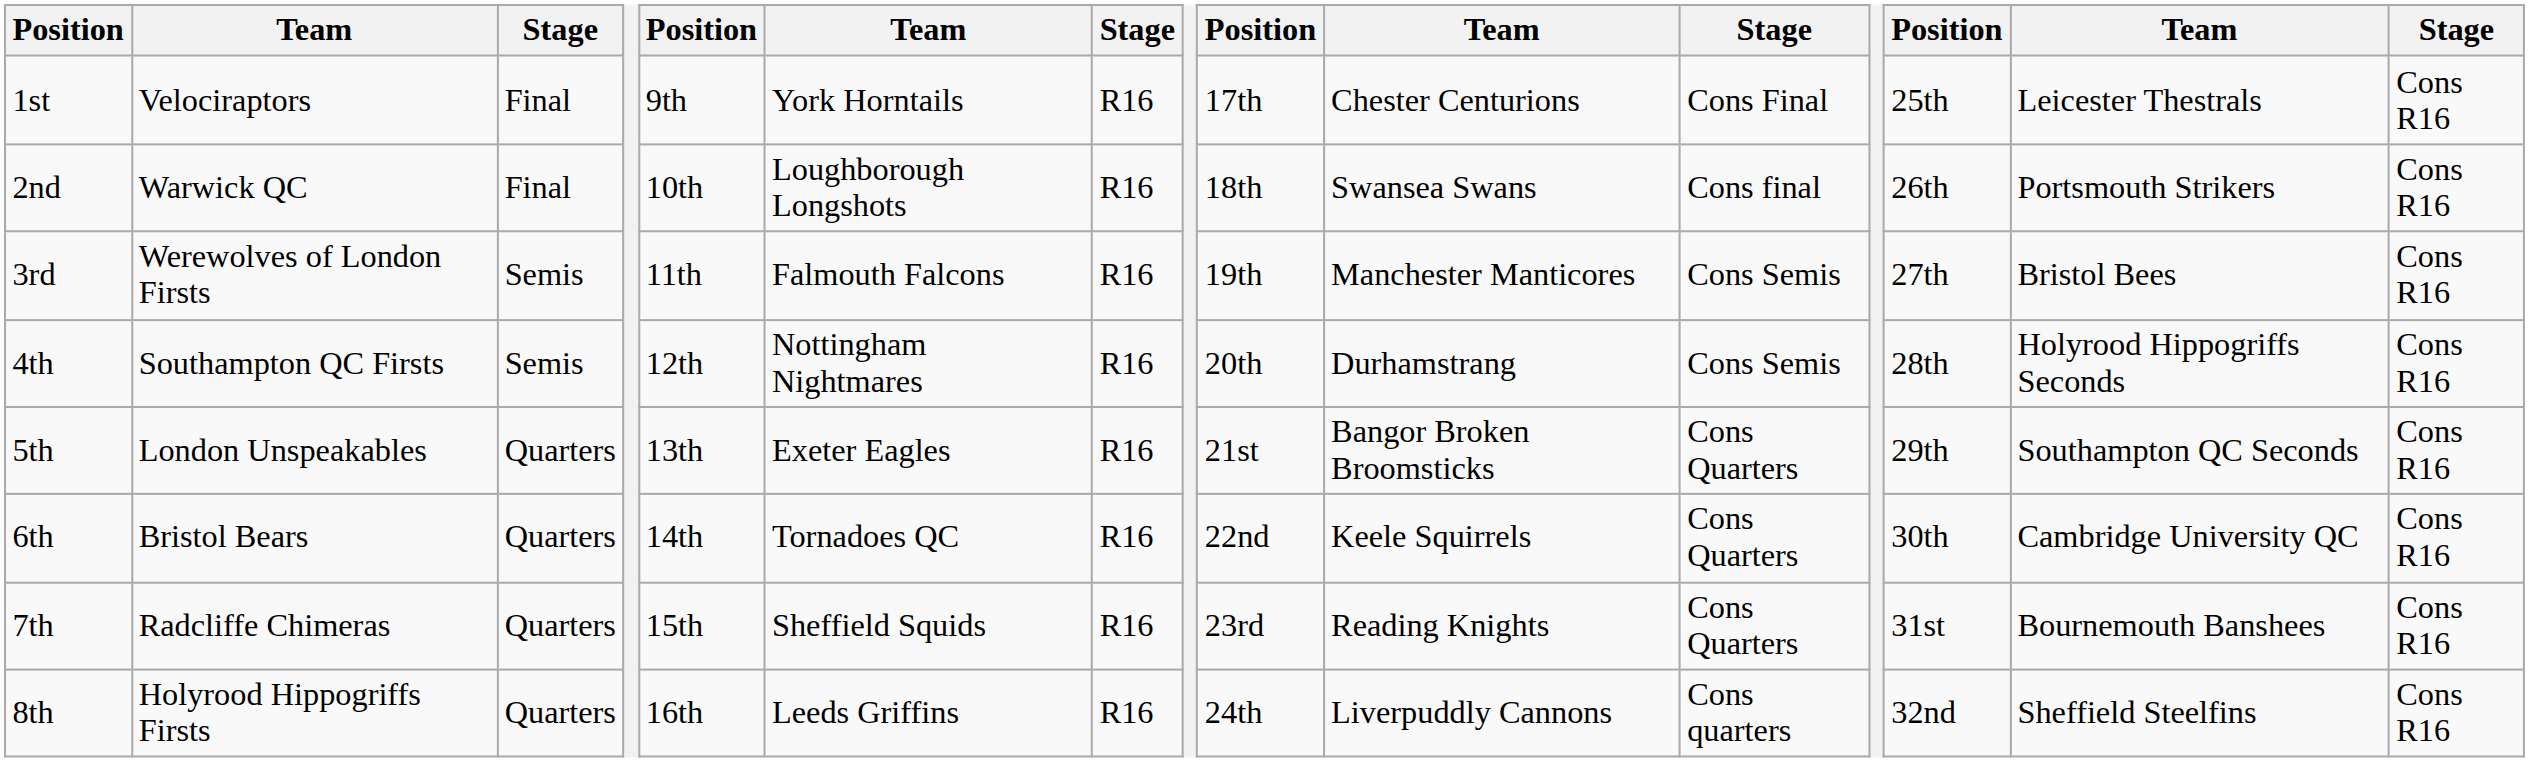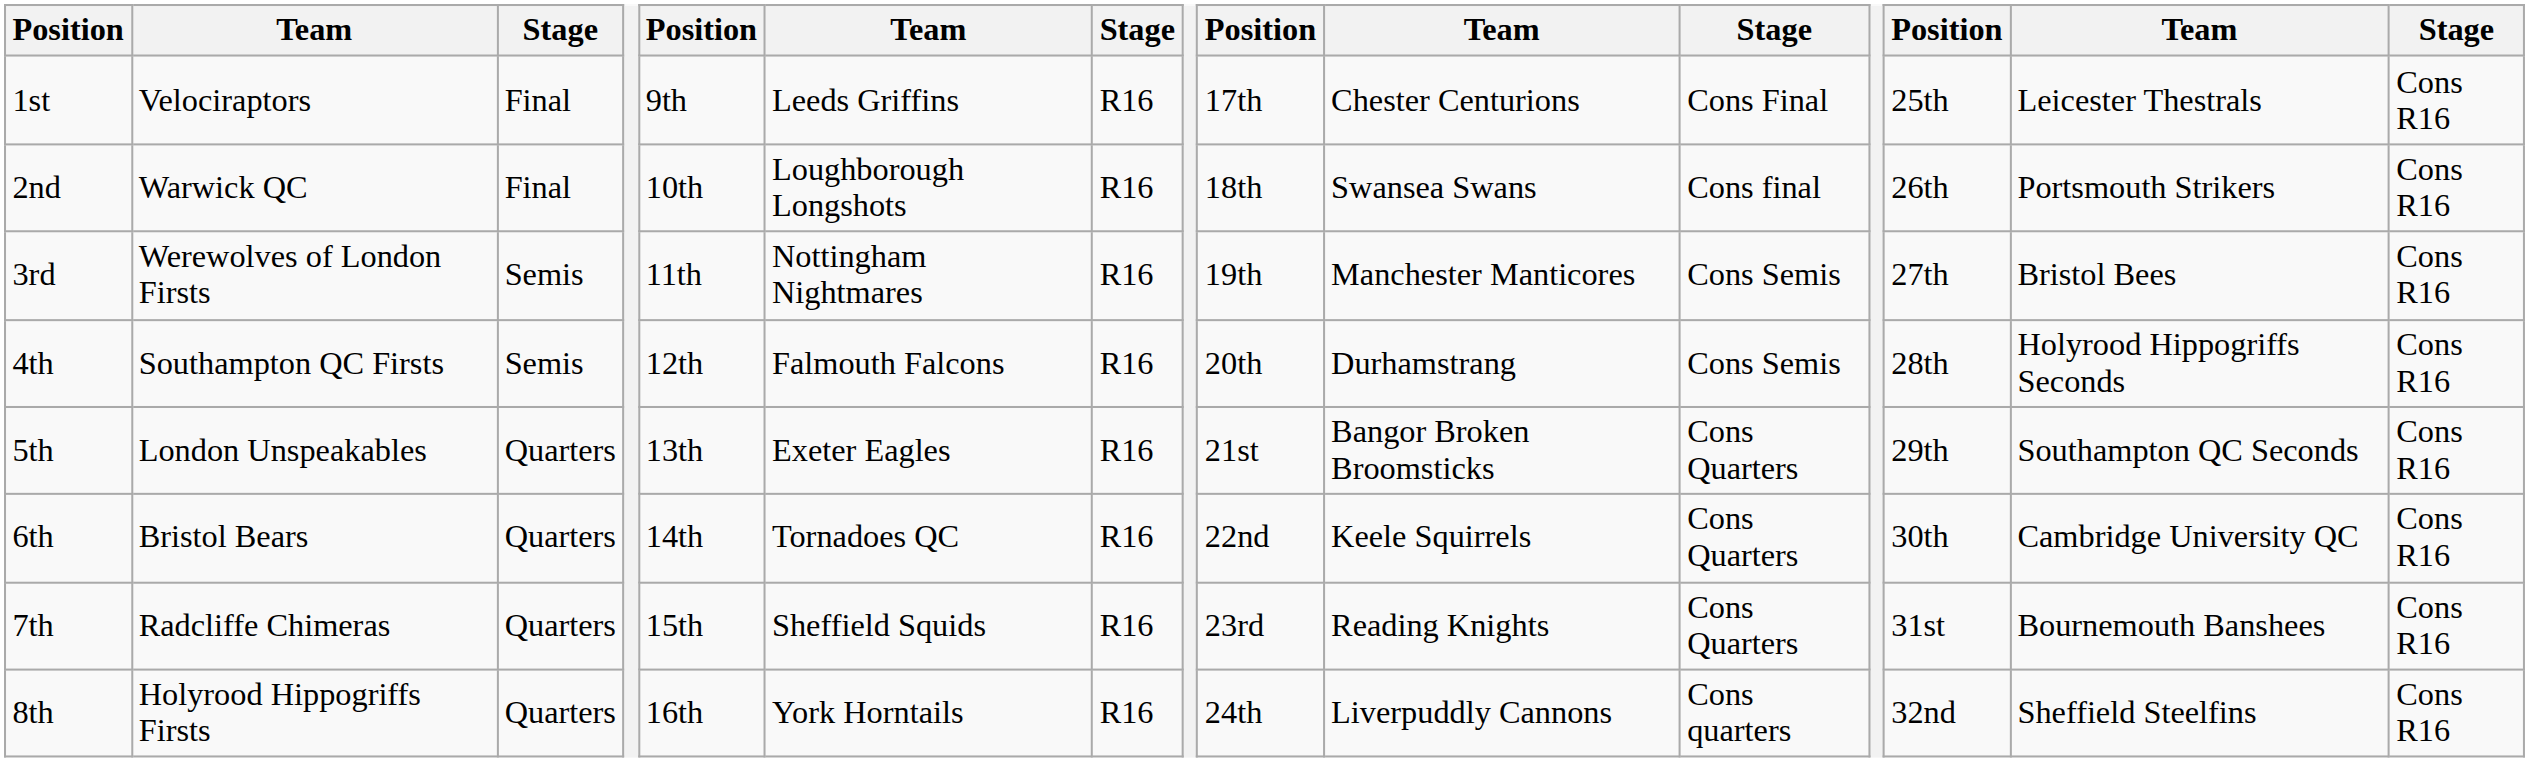(868, 99) York Horntails -> (865, 99) Leeds Griffins
(888, 274) Falmouth Falcons -> (849, 274) Nottingham Nightmares
(849, 362) Nottingham Nightmares -> (888, 362) Falmouth Falcons
(865, 712) Leeds Griffins -> (868, 712) York Horntails
